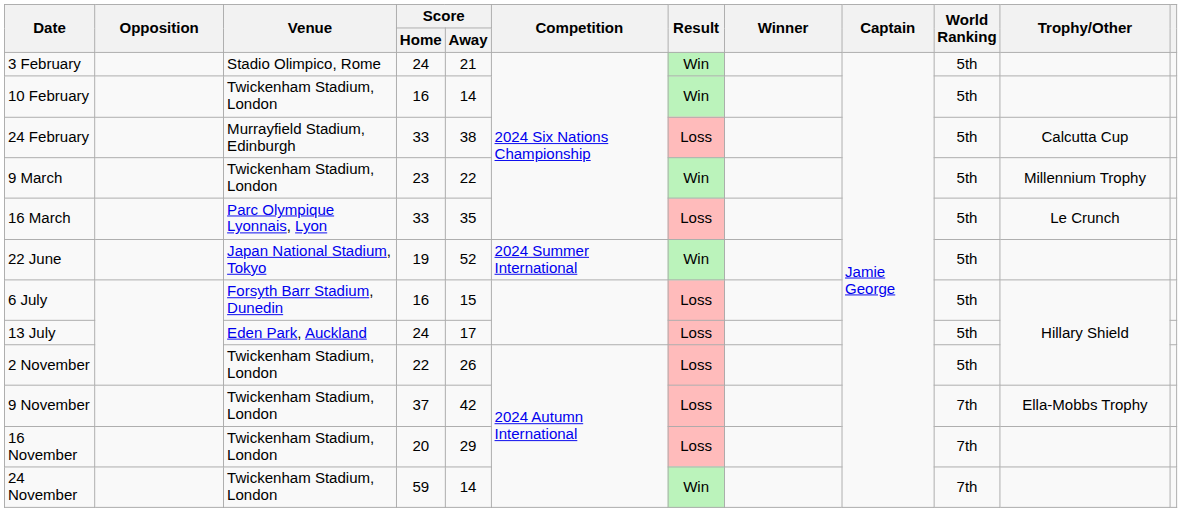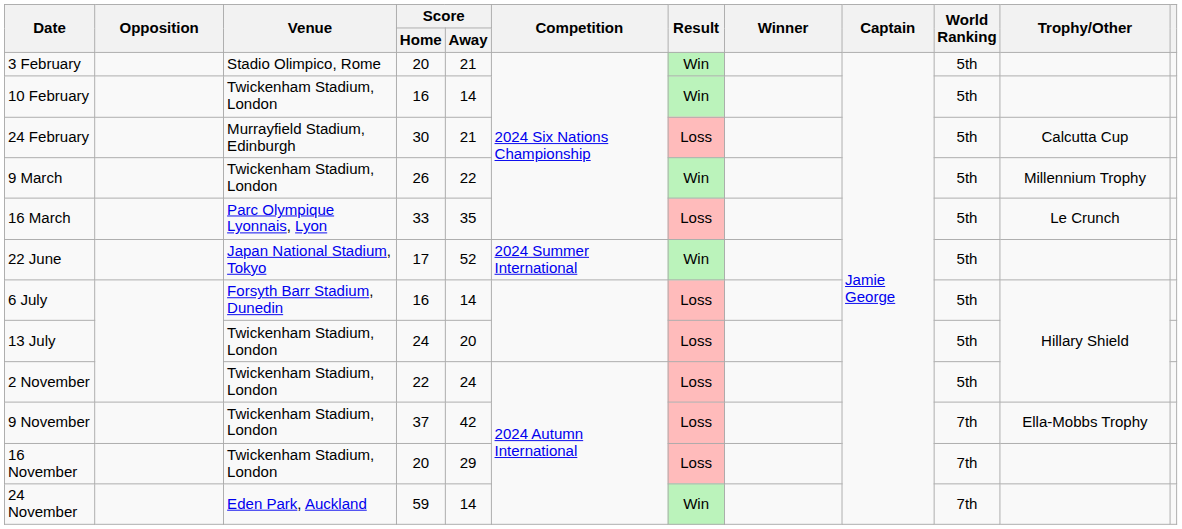(421, 64) 24 -> (421, 64) 20
(421, 137) 33 -> (421, 137) 30
(468, 137) 38 -> (468, 137) 21
(421, 177) 23 -> (421, 177) 26
(421, 259) 19 -> (421, 259) 17
(468, 300) 15 -> (468, 300) 14
(297, 332) Eden Park, Auckland -> (301, 341) Twickenham Stadium, London
(468, 332) 17 -> (468, 341) 20
(468, 364) 26 -> (468, 381) 24
(301, 487) Twickenham Stadium, London -> (297, 504) Eden Park, Auckland
